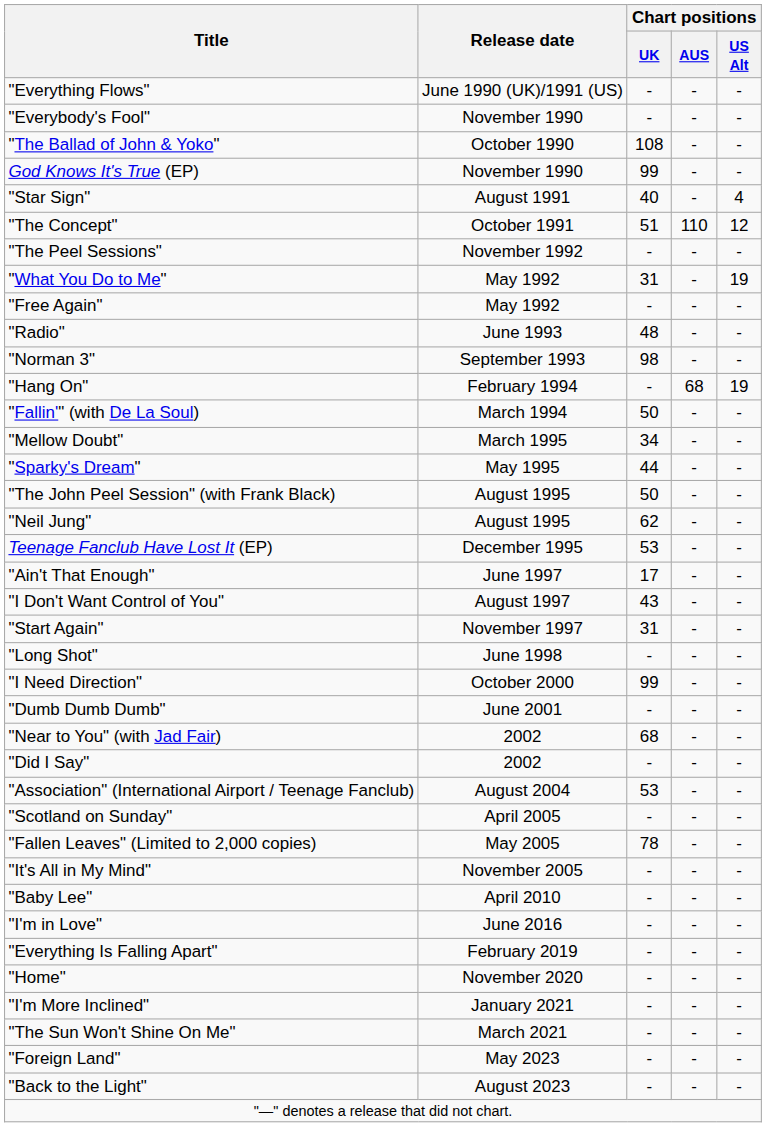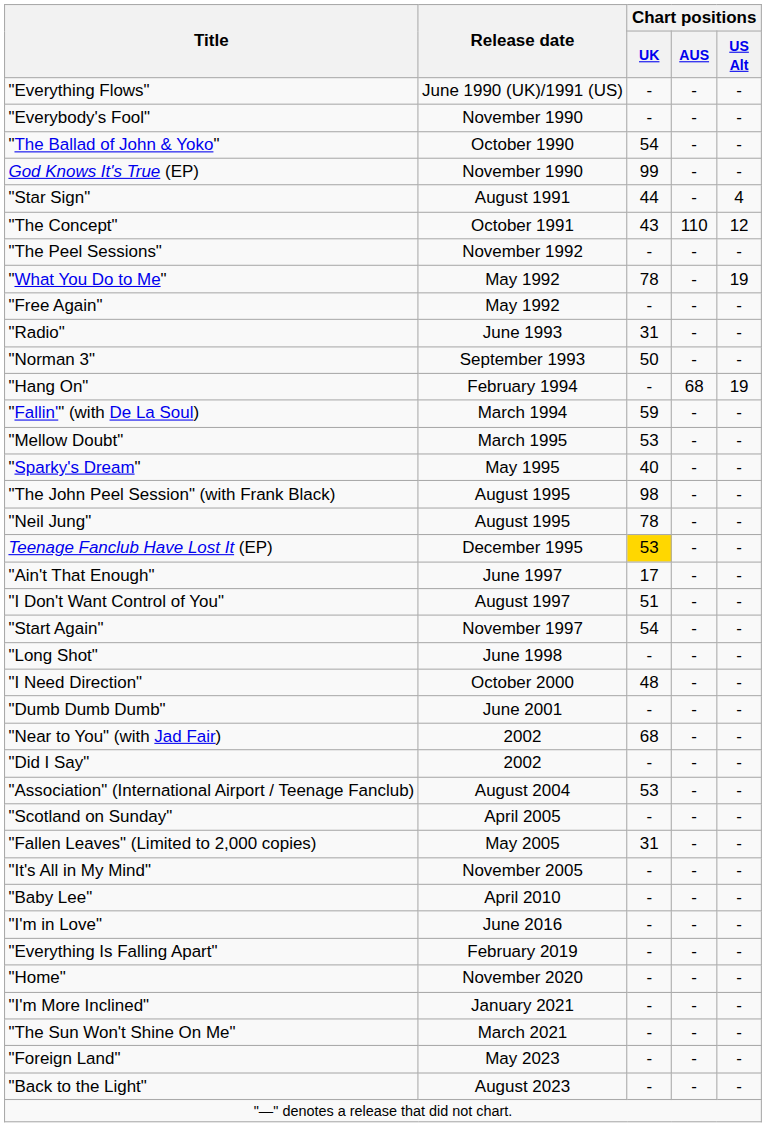(649, 144) 108 -> (649, 144) 54
(649, 198) 40 -> (649, 198) 44
(649, 225) 51 -> (649, 225) 43
(649, 279) 31 -> (649, 279) 78
(649, 332) 48 -> (649, 332) 31
(649, 359) 98 -> (649, 359) 50
(649, 413) 50 -> (649, 413) 59
(649, 440) 34 -> (649, 440) 53
(649, 467) 44 -> (649, 467) 40
(649, 494) 50 -> (649, 494) 98
(649, 521) 62 -> (649, 521) 78
(649, 548) no background -> (649, 548) gold background
(649, 601) 43 -> (649, 601) 51
(649, 628) 31 -> (649, 628) 54
(649, 682) 99 -> (649, 682) 48
(649, 843) 78 -> (649, 843) 31
